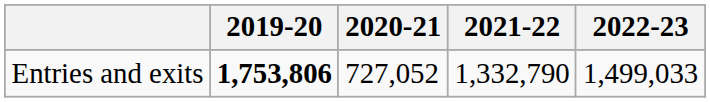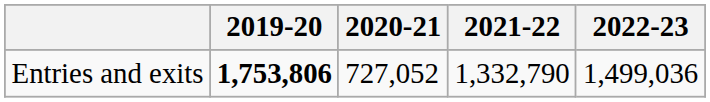(641, 73) 1,499,033 -> (641, 73) 1,499,036
